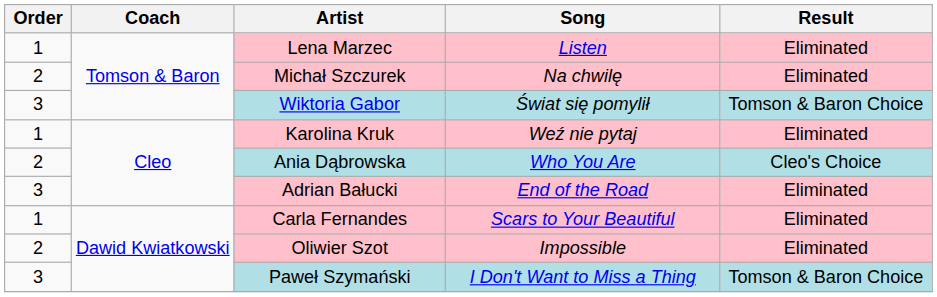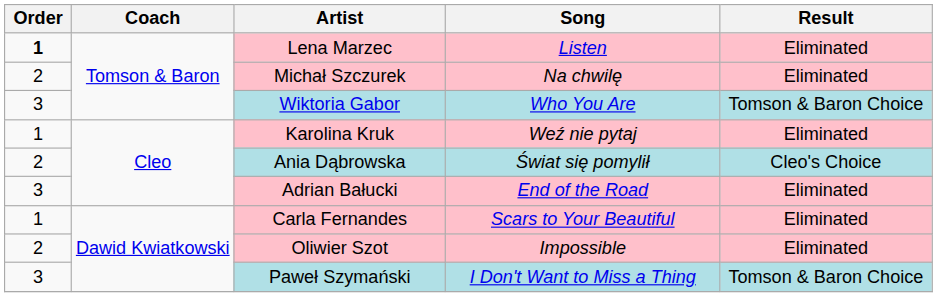(38, 47) normal -> (38, 47) bold
(583, 104) Świat się pomylił -> (583, 104) Who You Are
(583, 162) Who You Are -> (583, 162) Świat się pomylił
